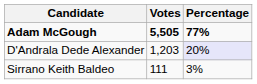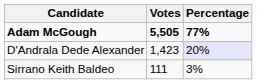(164, 50) 1,203 -> (164, 50) 1,423
